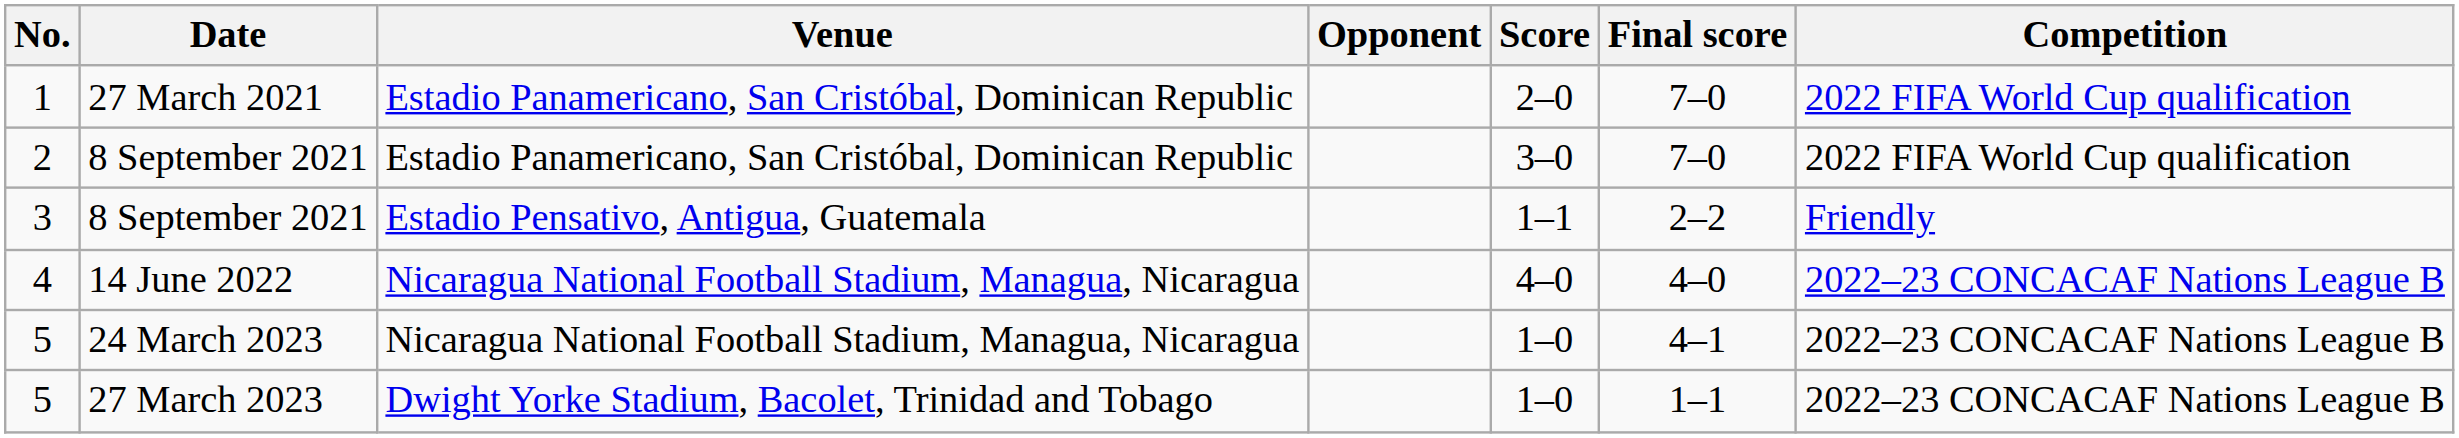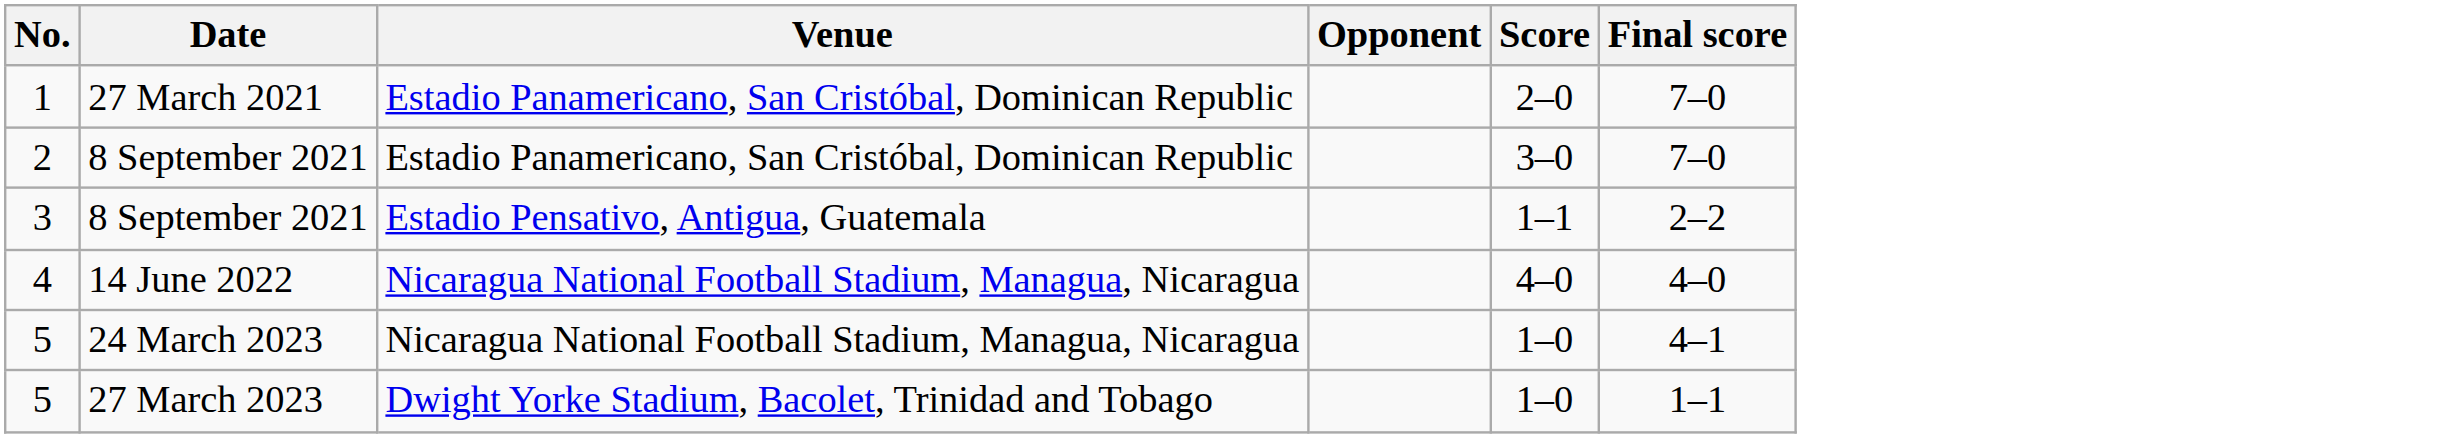- column: (2125, 34)
